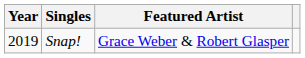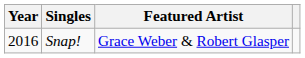(23, 40) 2019 -> (23, 40) 2016
